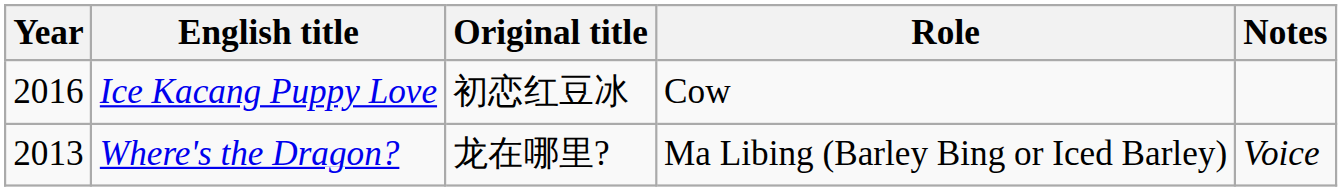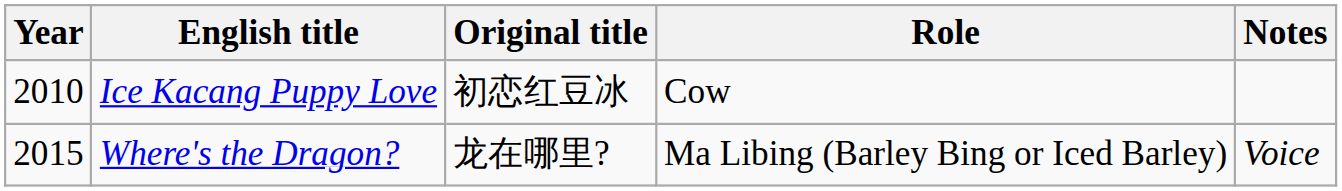(48, 91) 2016 -> (48, 91) 2010
(48, 153) 2013 -> (48, 153) 2015
